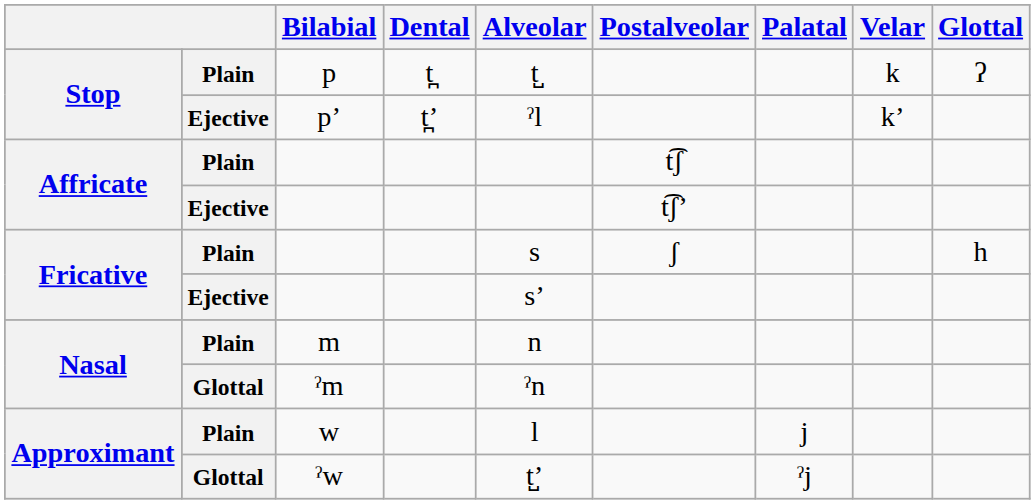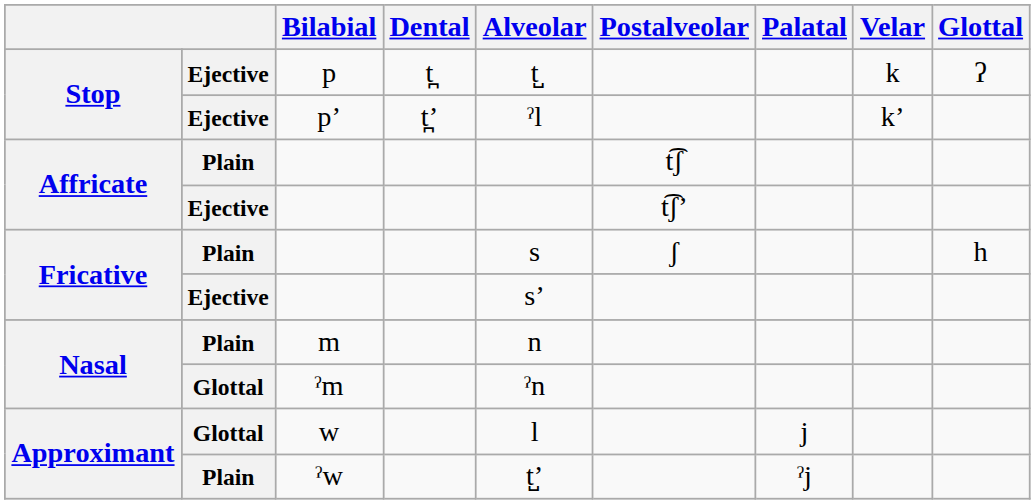(228, 73) Plain -> (228, 73) Ejective
(228, 432) Plain -> (228, 432) Glottal
(228, 477) Glottal -> (228, 477) Plain
